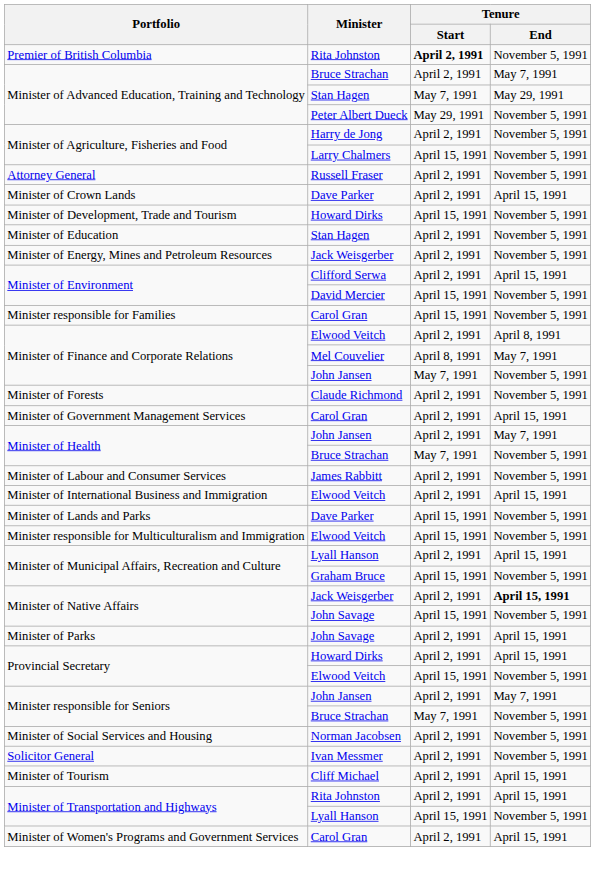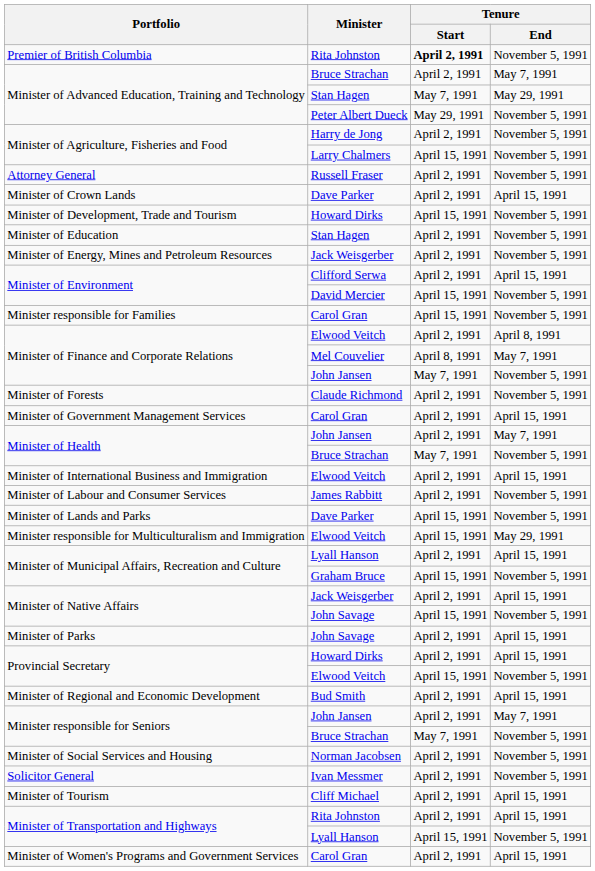rows swapped: (137, 495) <-> (117, 475)
(541, 535) November 5, 1991 -> (529, 535) May 29, 1991
(531, 595) bold -> (530, 595) normal
+ row: (134, 696)
